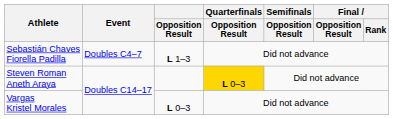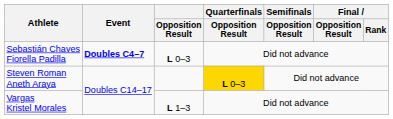(113, 54) normal -> (114, 54) bold
(179, 59) L 1–3 -> (179, 59) L 0–3
(179, 108) L 0–3 -> (179, 108) L 1–3
